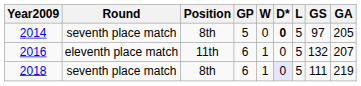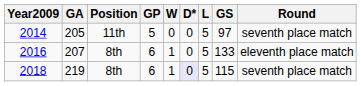columns swapped: (121, 14) <-> (344, 14)
(207, 33) 8th -> (114, 33) 11th
(283, 33) bold -> (190, 33) normal
(207, 52) 11th -> (114, 52) 8th
(318, 52) 132 -> (225, 52) 133
(318, 71) 111 -> (225, 71) 115
